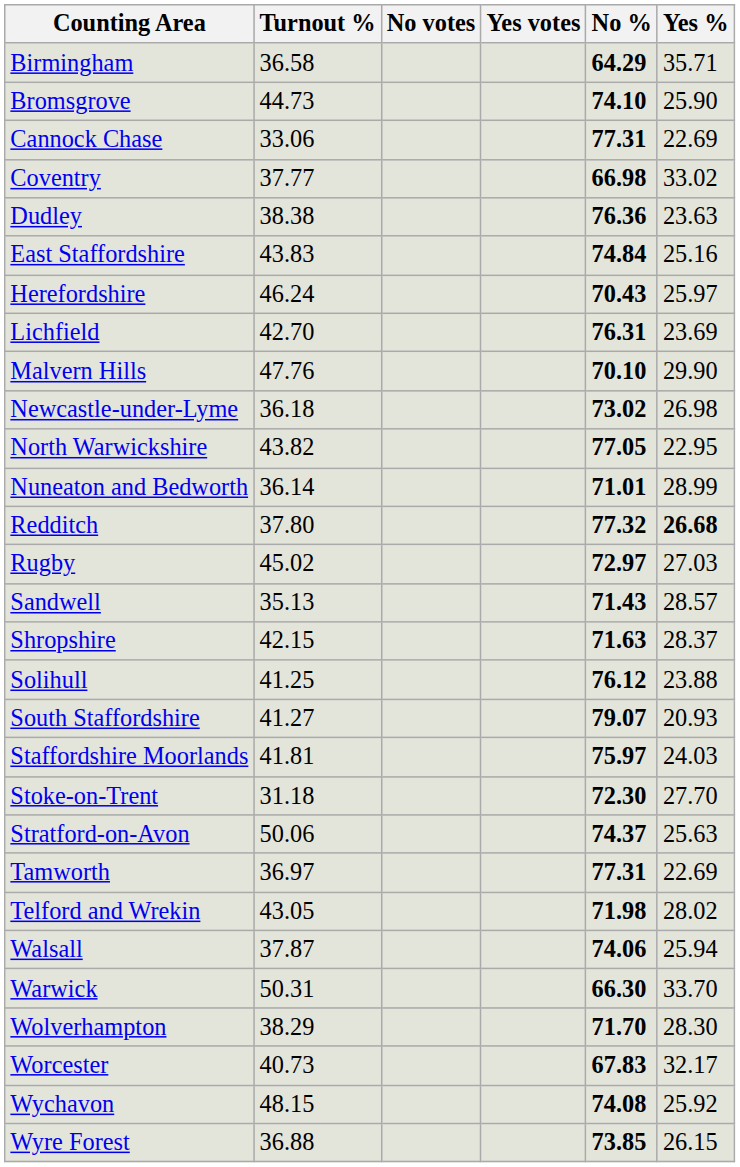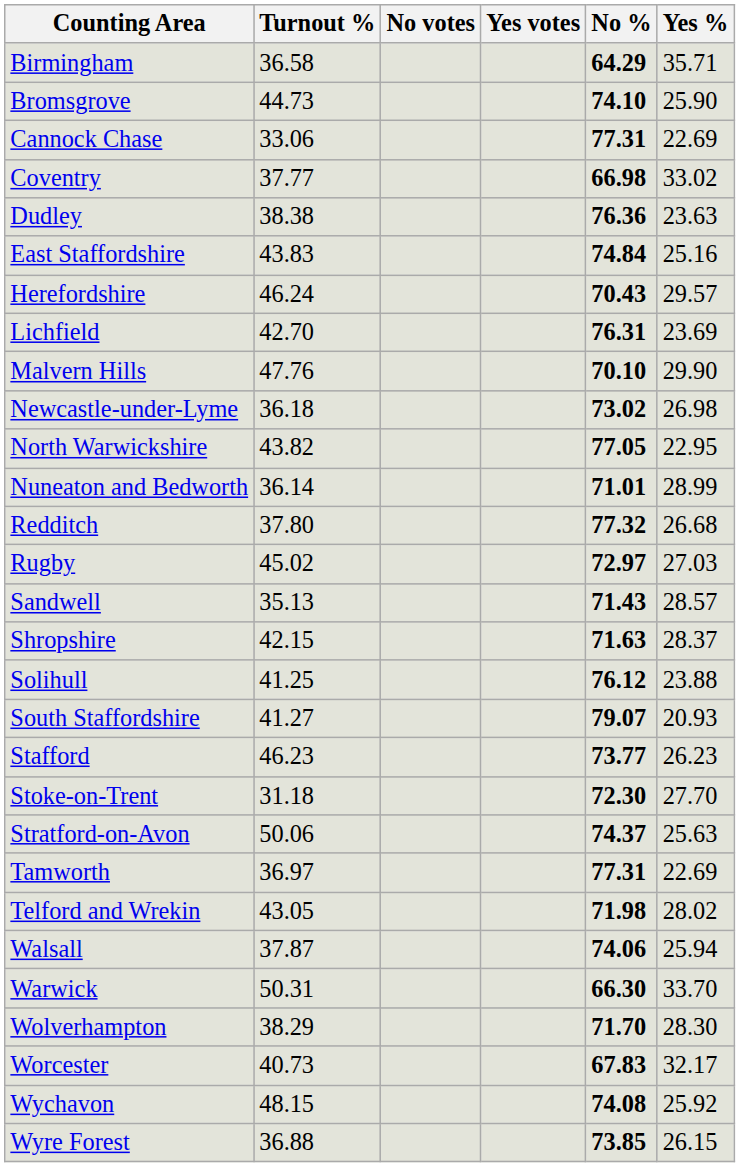(690, 293) 25.97 -> (690, 293) 29.57
(690, 525) bold -> (690, 525) normal
+ row: (50, 756)
- row: (129, 756)
